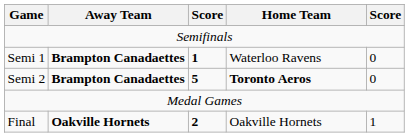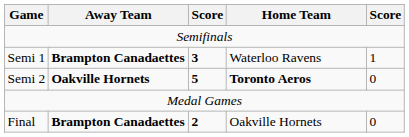(195, 57) 1 -> (195, 57) 3
(373, 57) 0 -> (373, 57) 1
(118, 79) Brampton Canadaettes -> (101, 79) Oakville Hornets
(101, 121) Oakville Hornets -> (118, 121) Brampton Canadaettes
(373, 121) 1 -> (373, 121) 0
